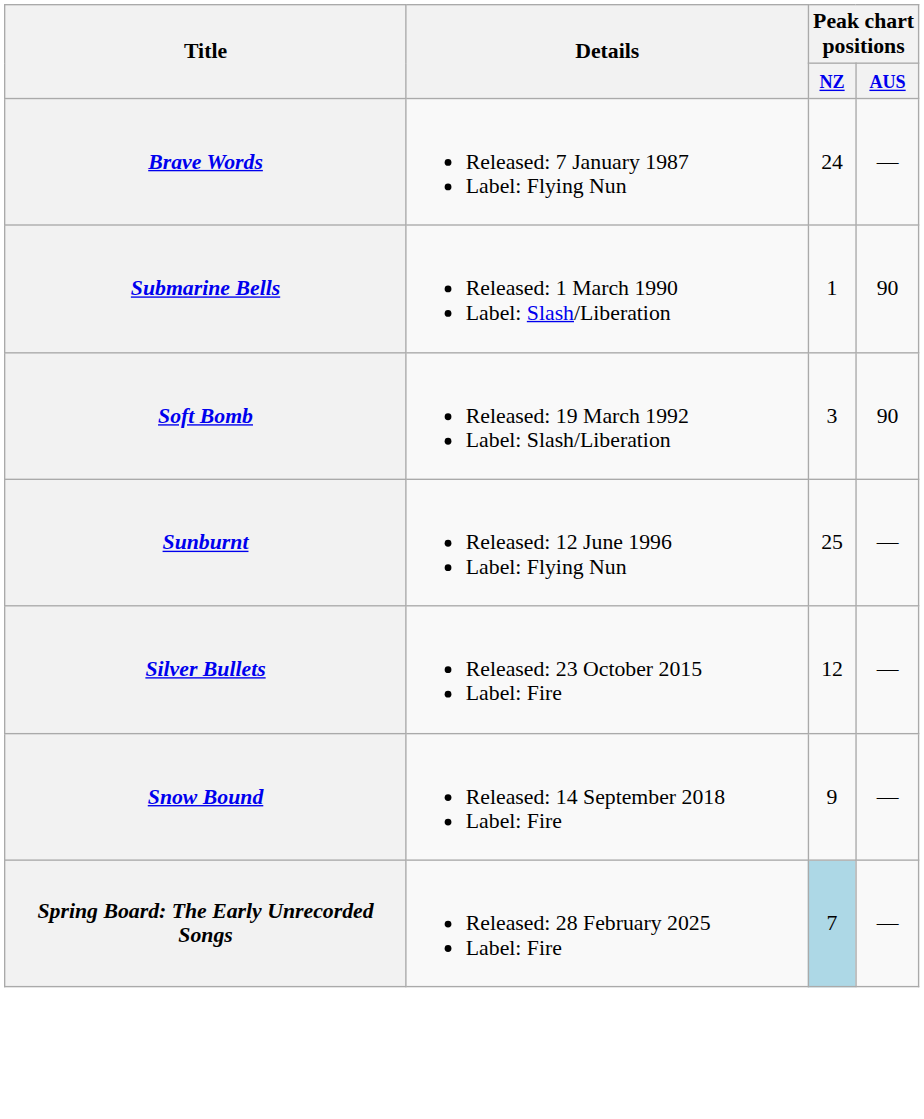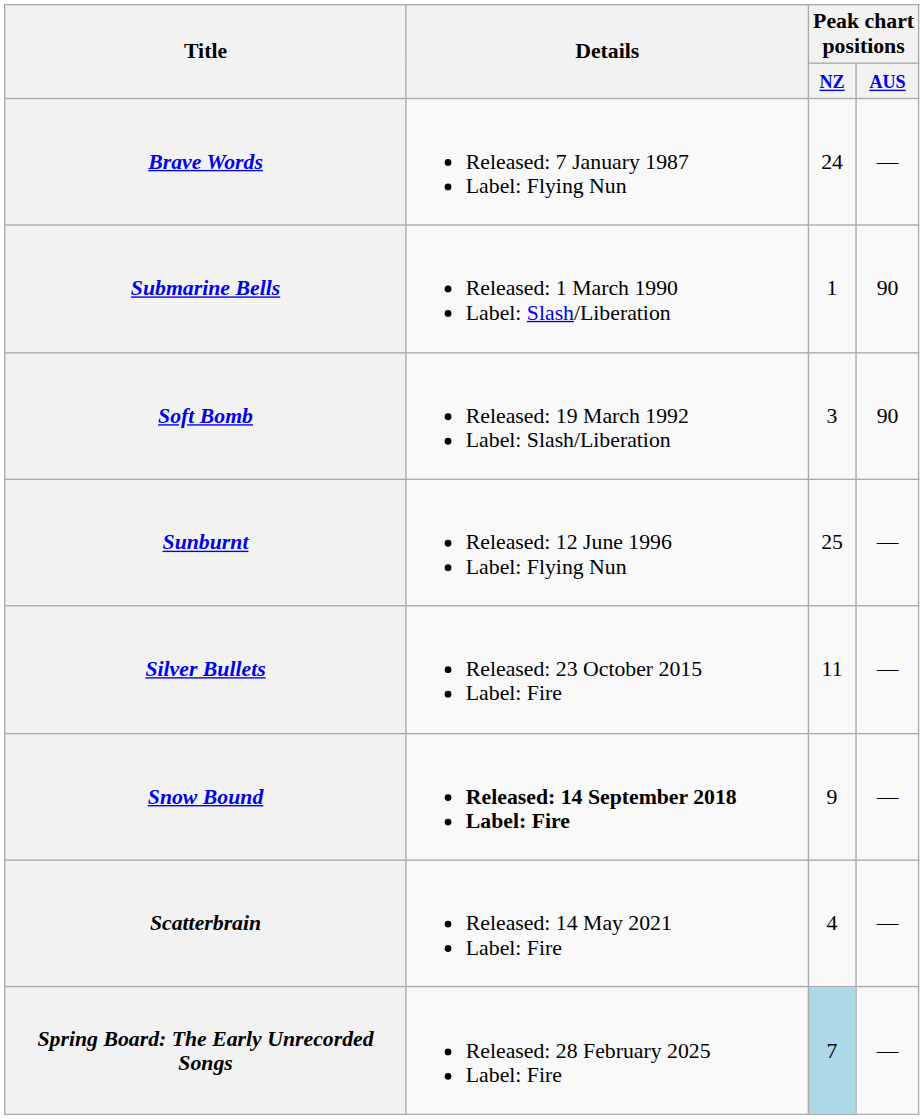(832, 669) 12 -> (832, 669) 11
(607, 809) normal -> (607, 809) bold
+ row: (206, 923)
